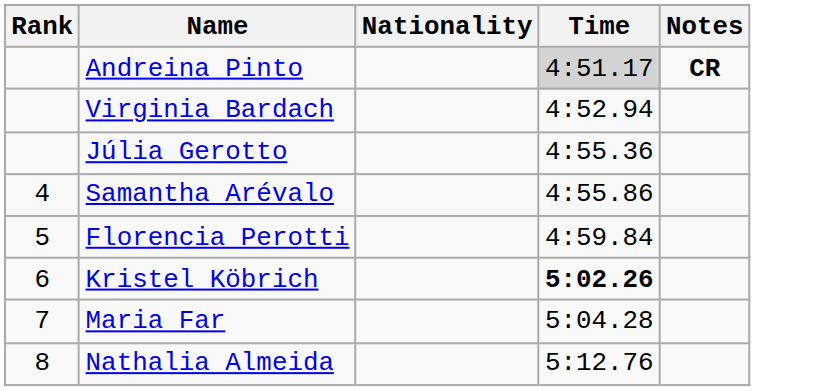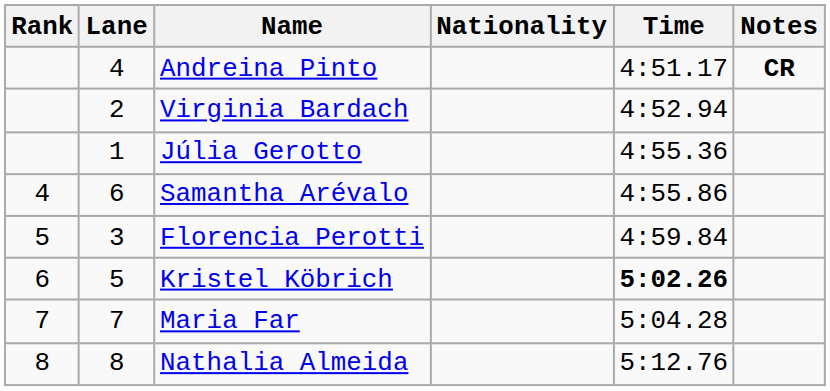+ column: (117, 26)
(599, 68) lightgrey background -> (674, 68) no background
